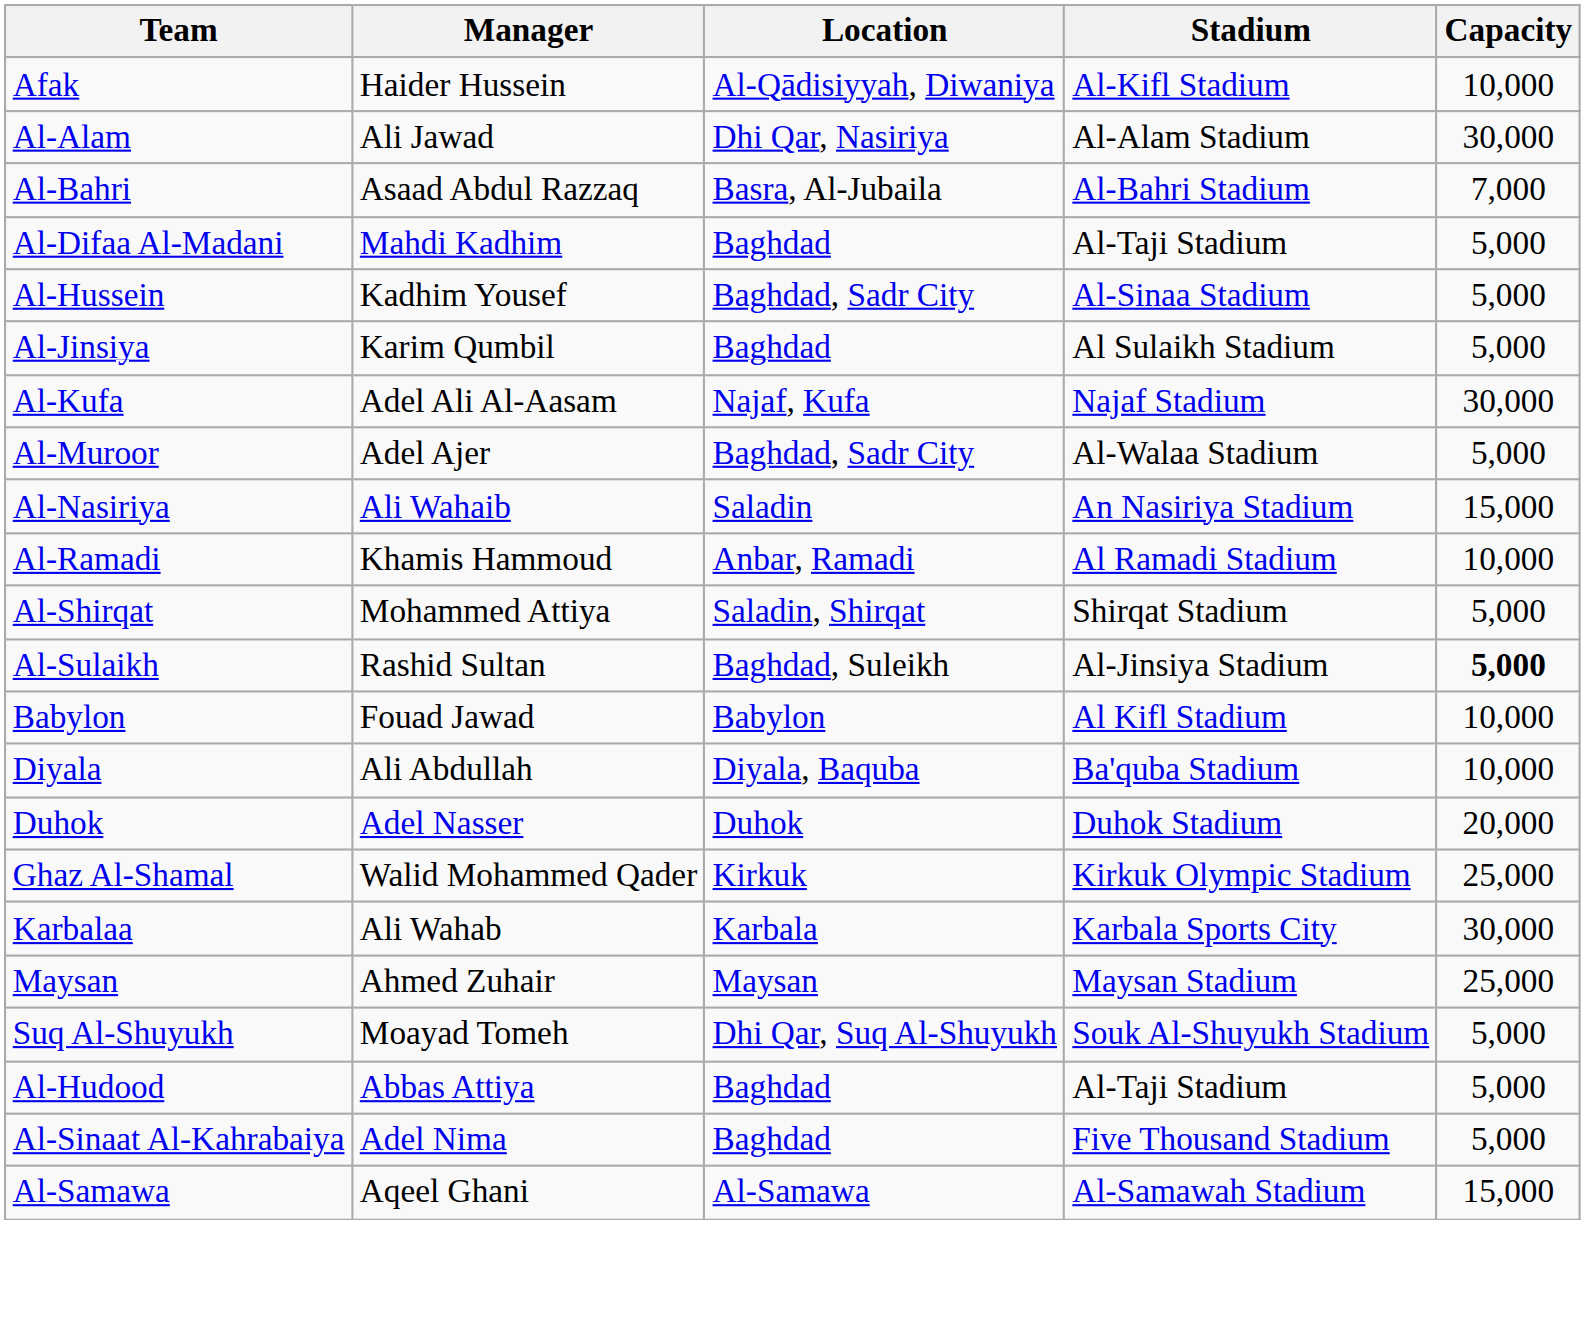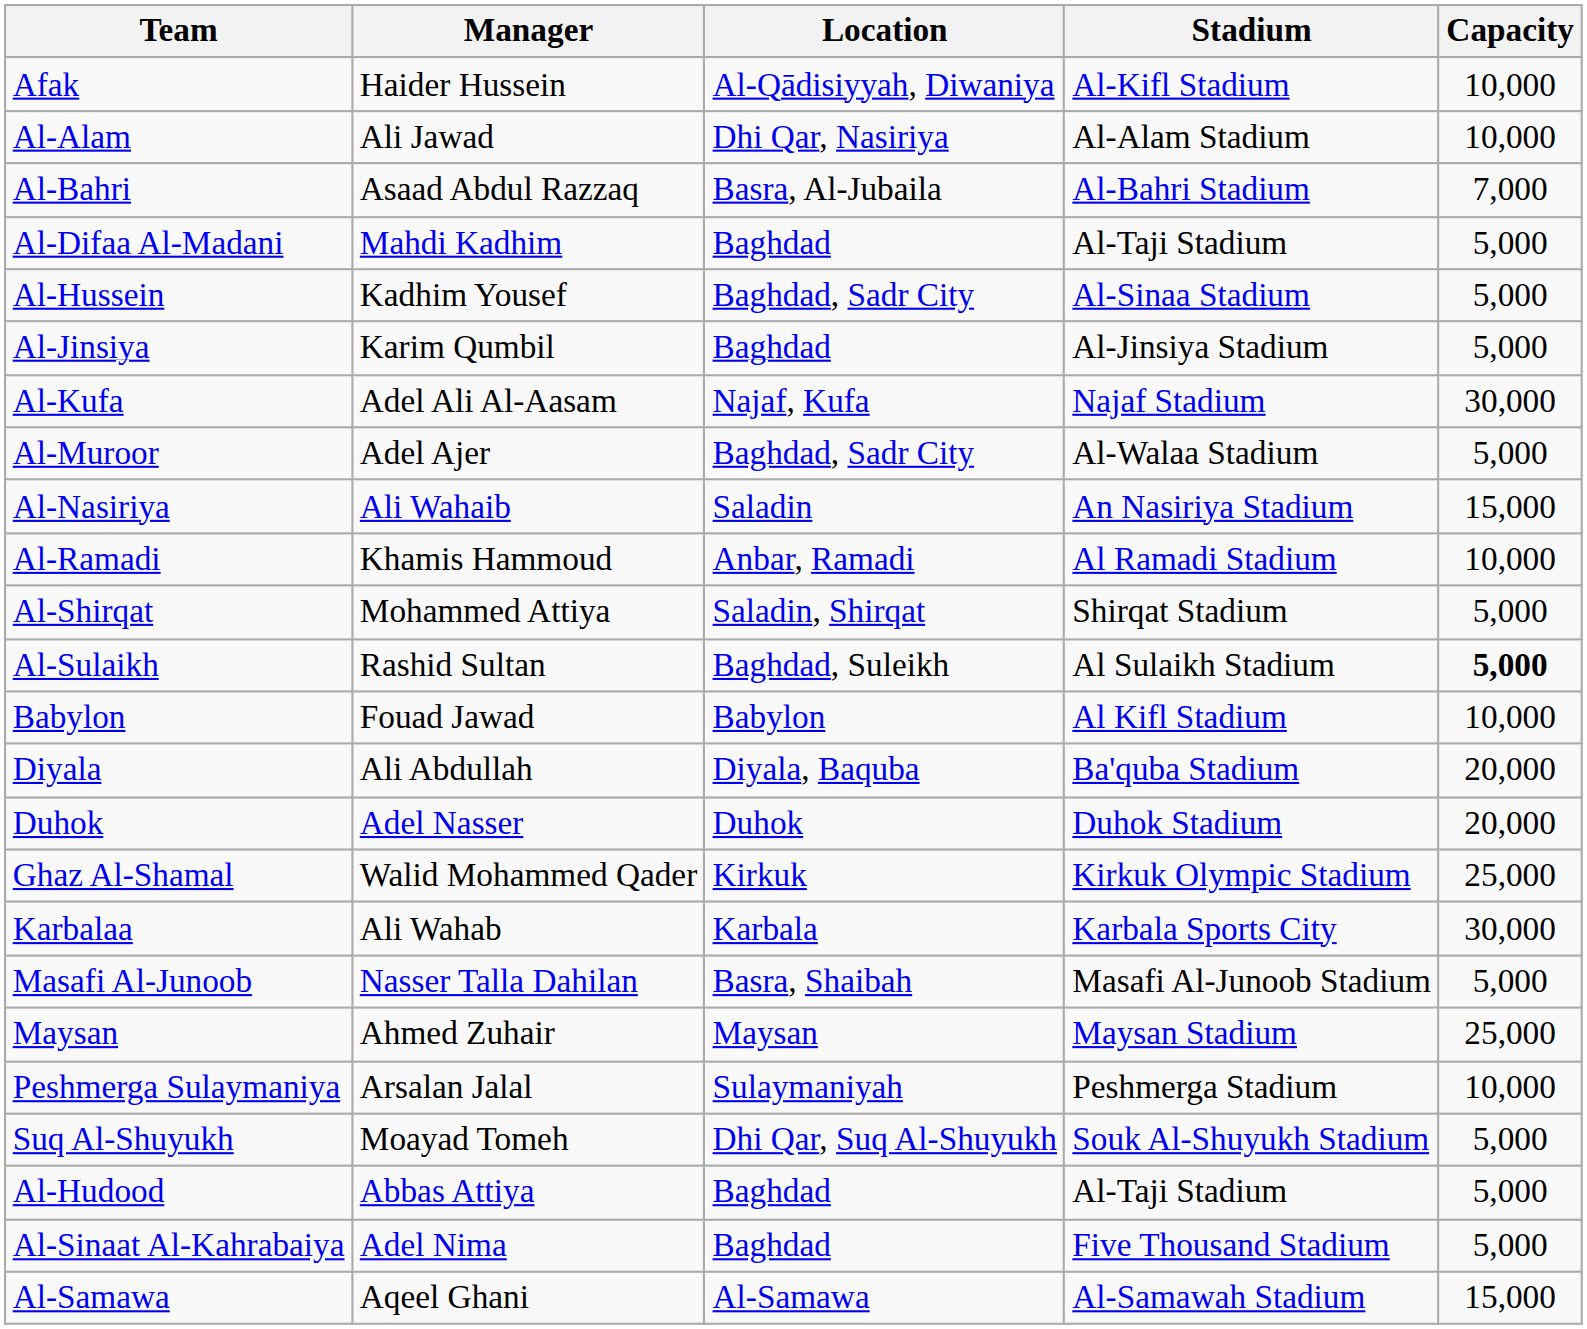(1508, 136) 30,000 -> (1510, 136) 10,000
(1204, 347) Al Sulaikh Stadium -> (1200, 347) Al-Jinsiya Stadium
(1200, 664) Al-Jinsiya Stadium -> (1204, 664) Al Sulaikh Stadium
(1508, 769) 10,000 -> (1510, 769) 20,000
+ row: (132, 980)
+ row: (176, 1086)
